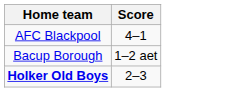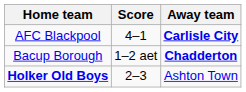+ column: (201, 14)
